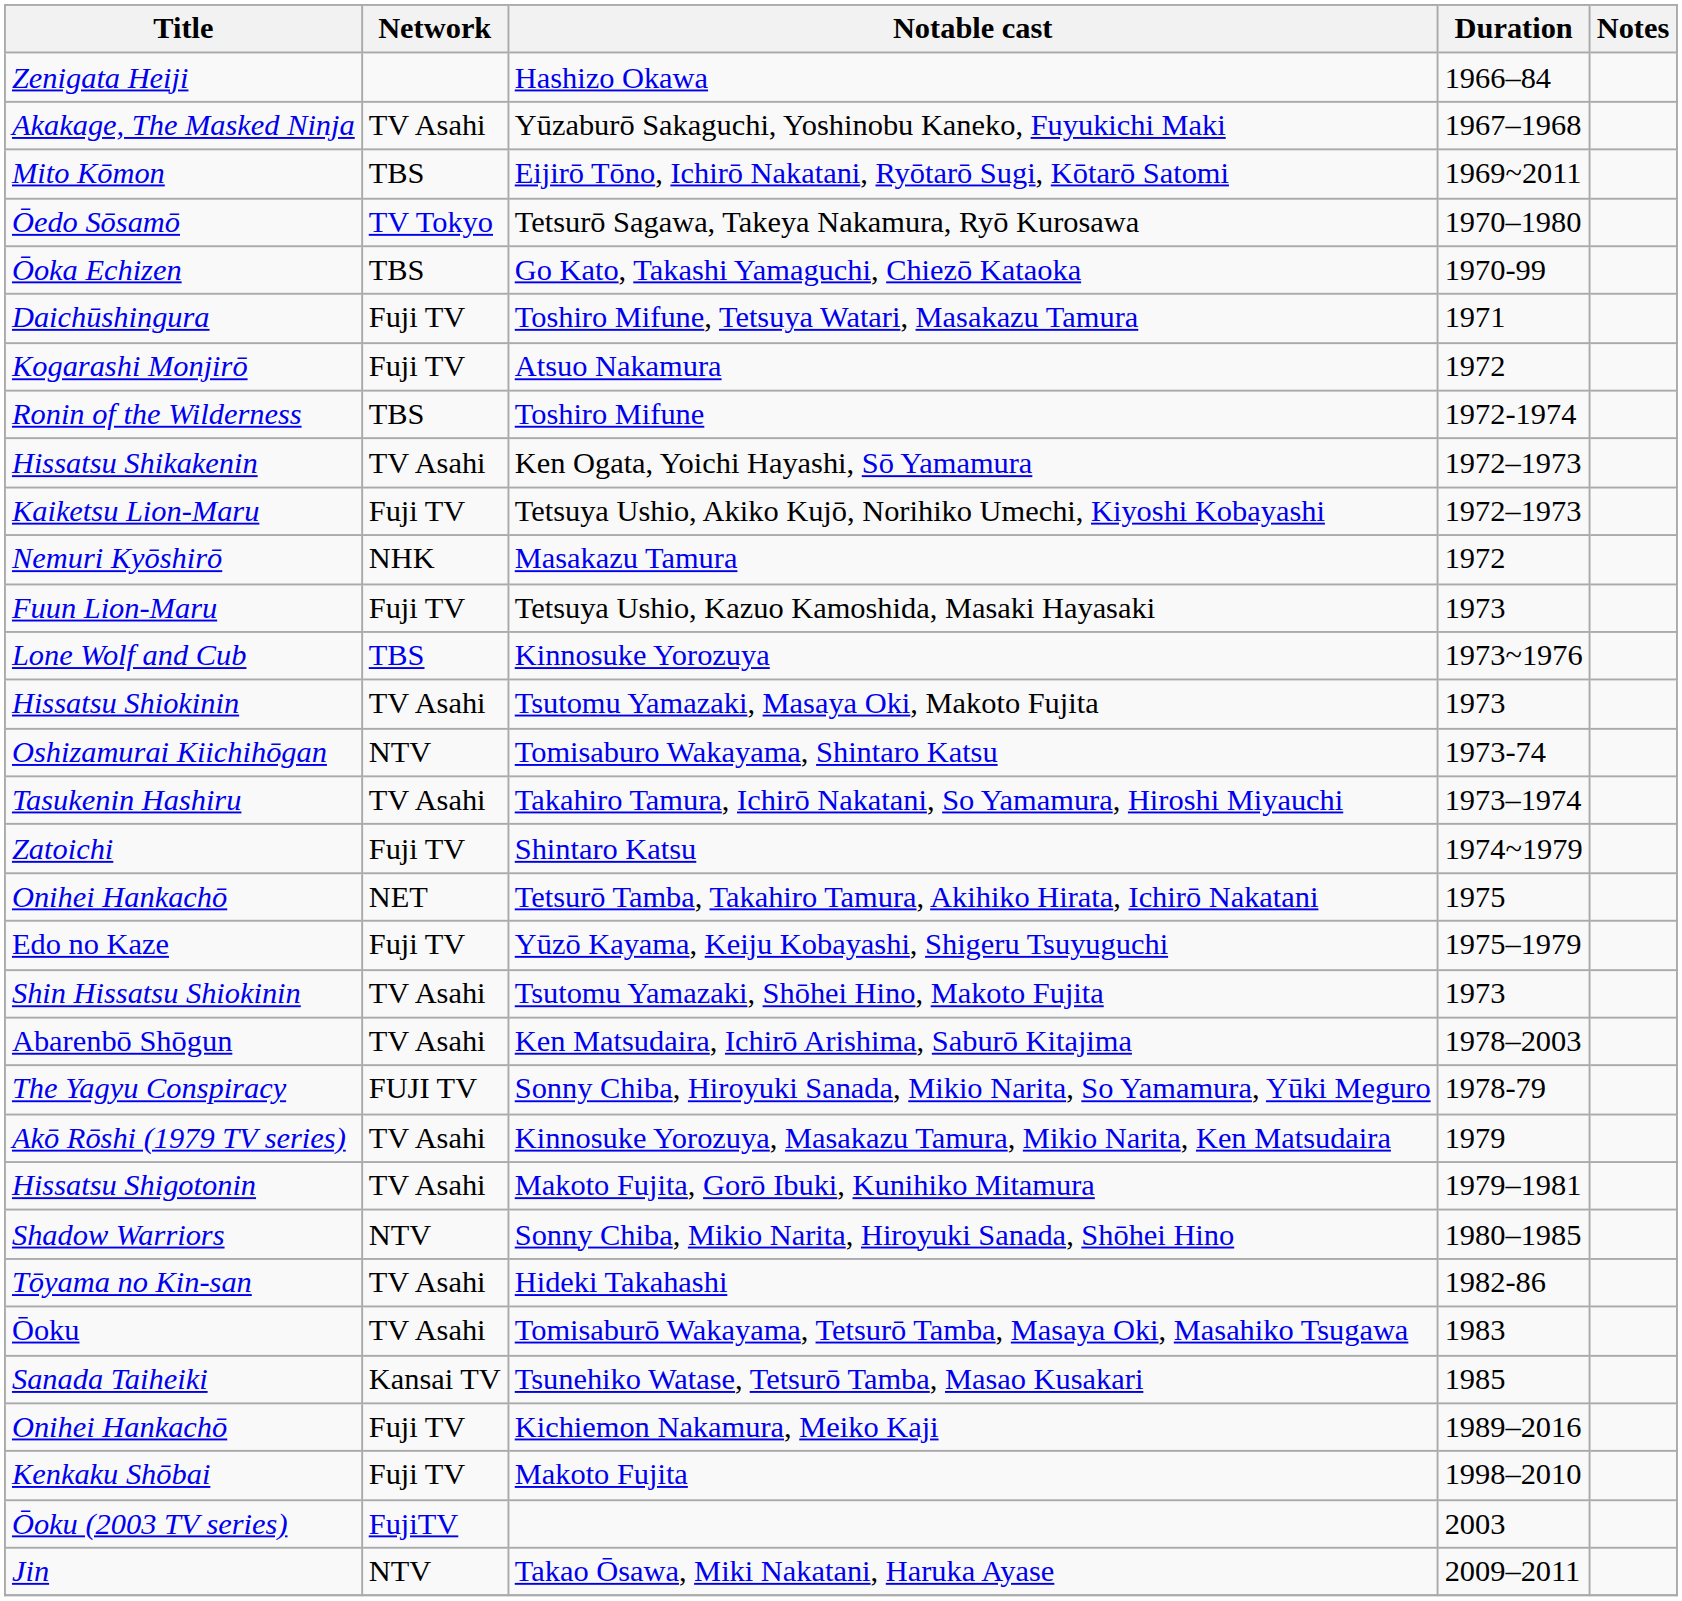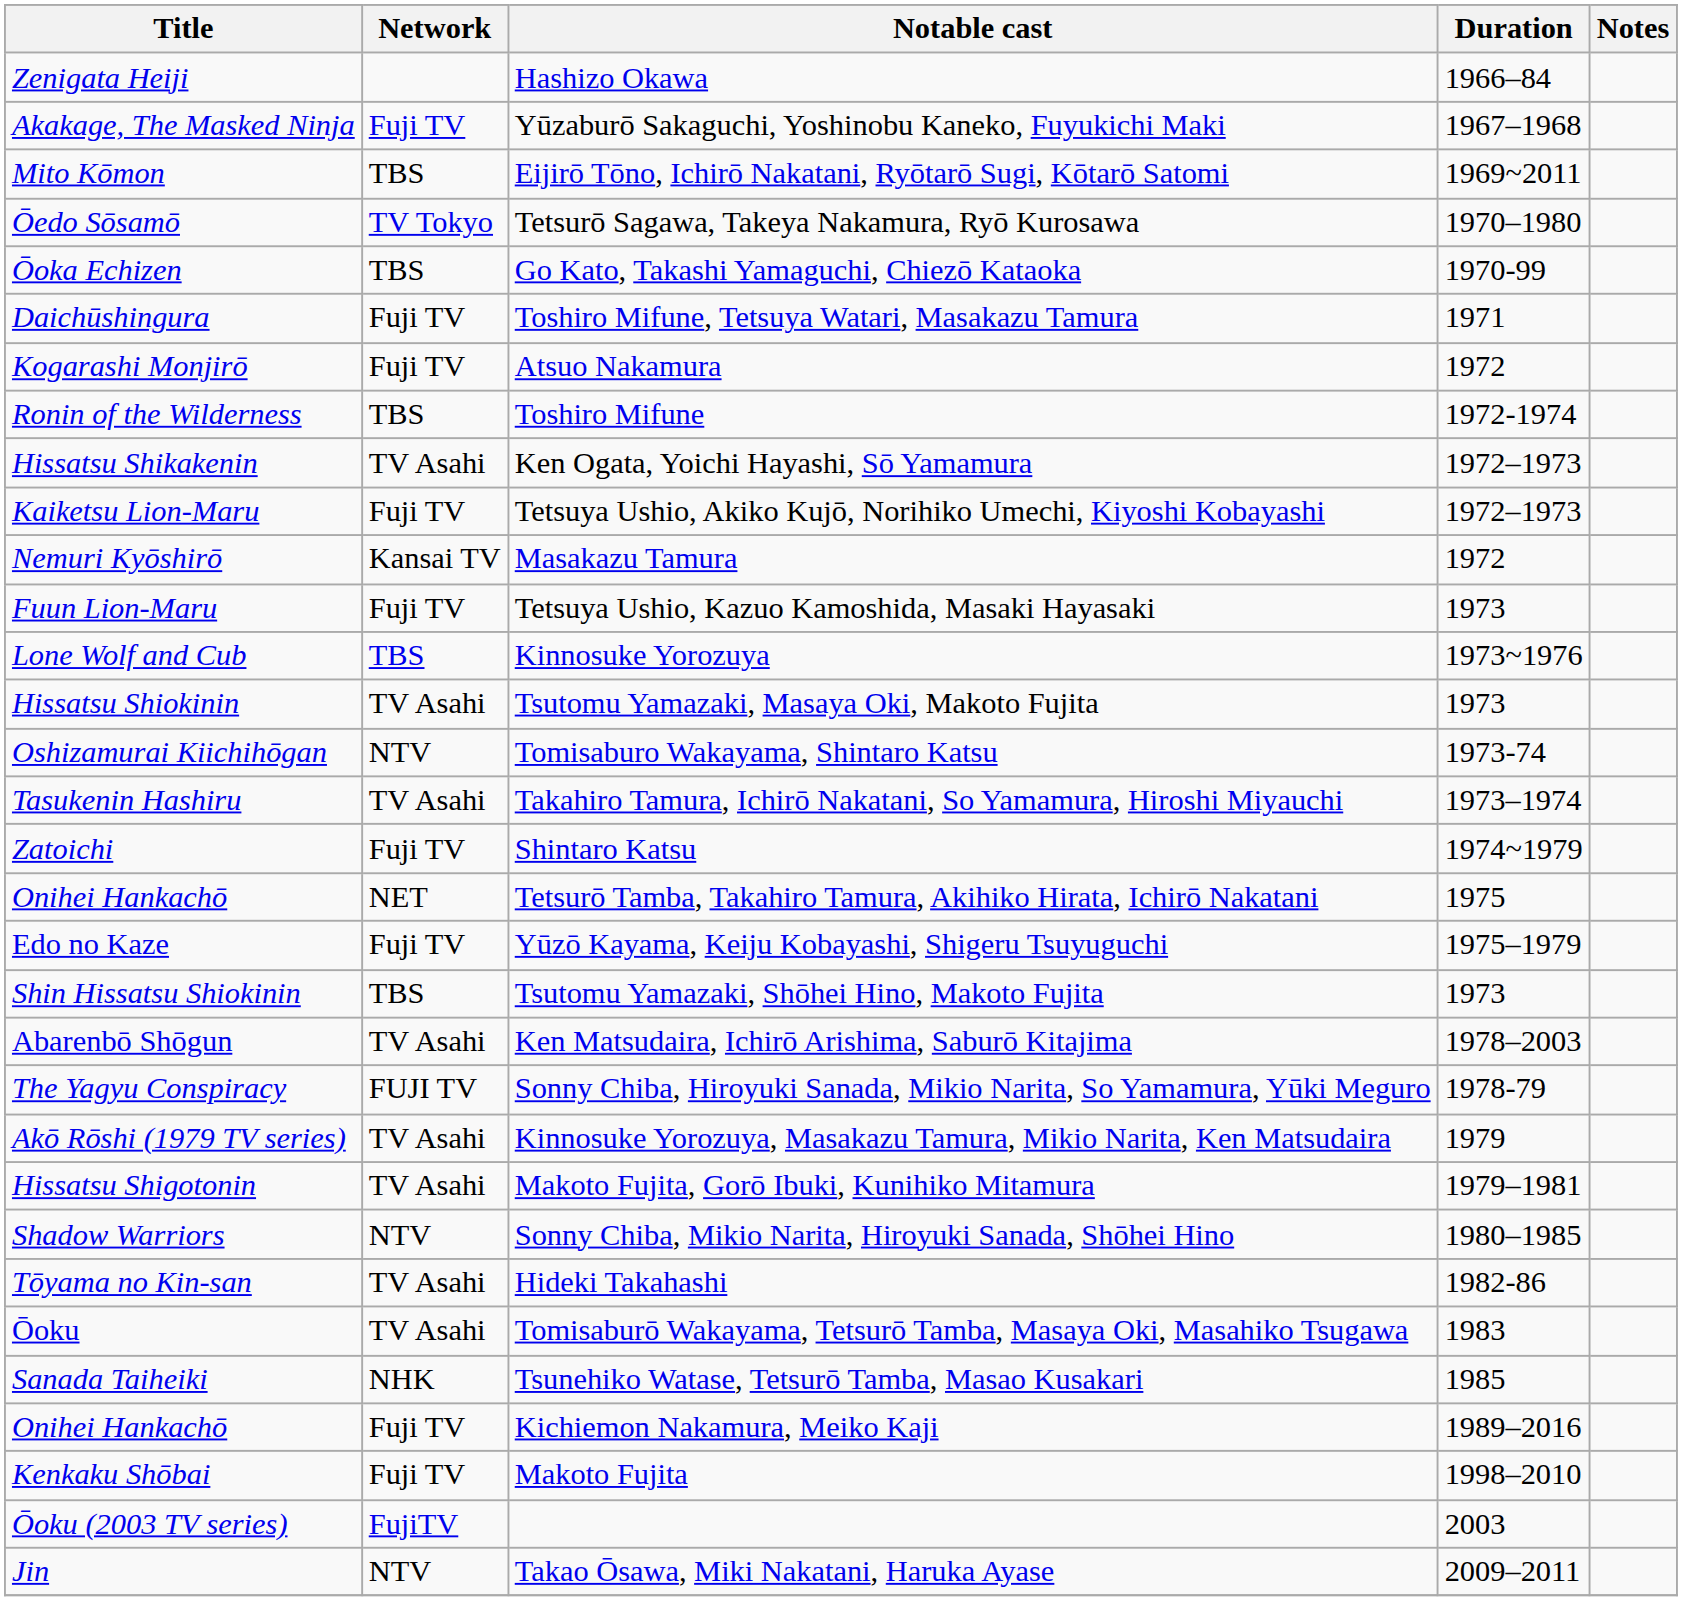(427, 125) TV Asahi -> (417, 125) Fuji TV
(402, 558) NHK -> (435, 558) Kansai TV
(427, 992) TV Asahi -> (397, 992) TBS
(435, 1378) Kansai TV -> (402, 1378) NHK
